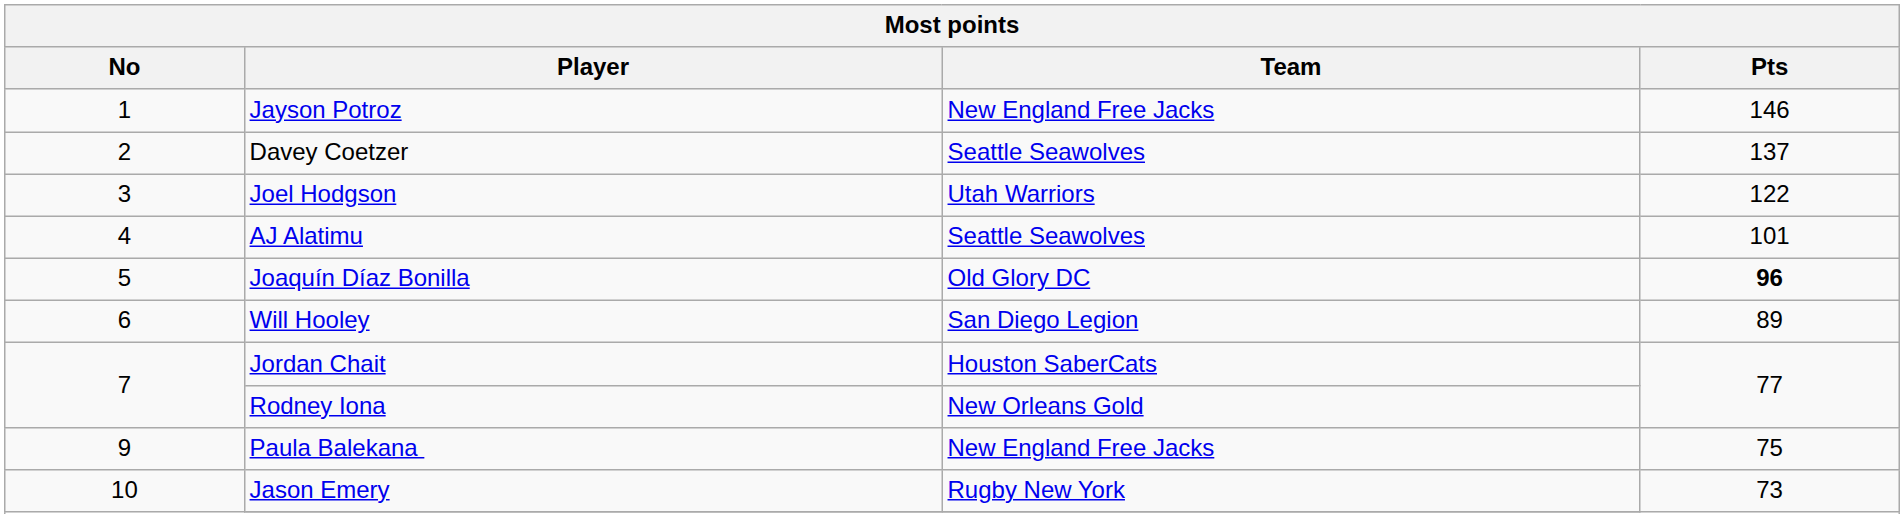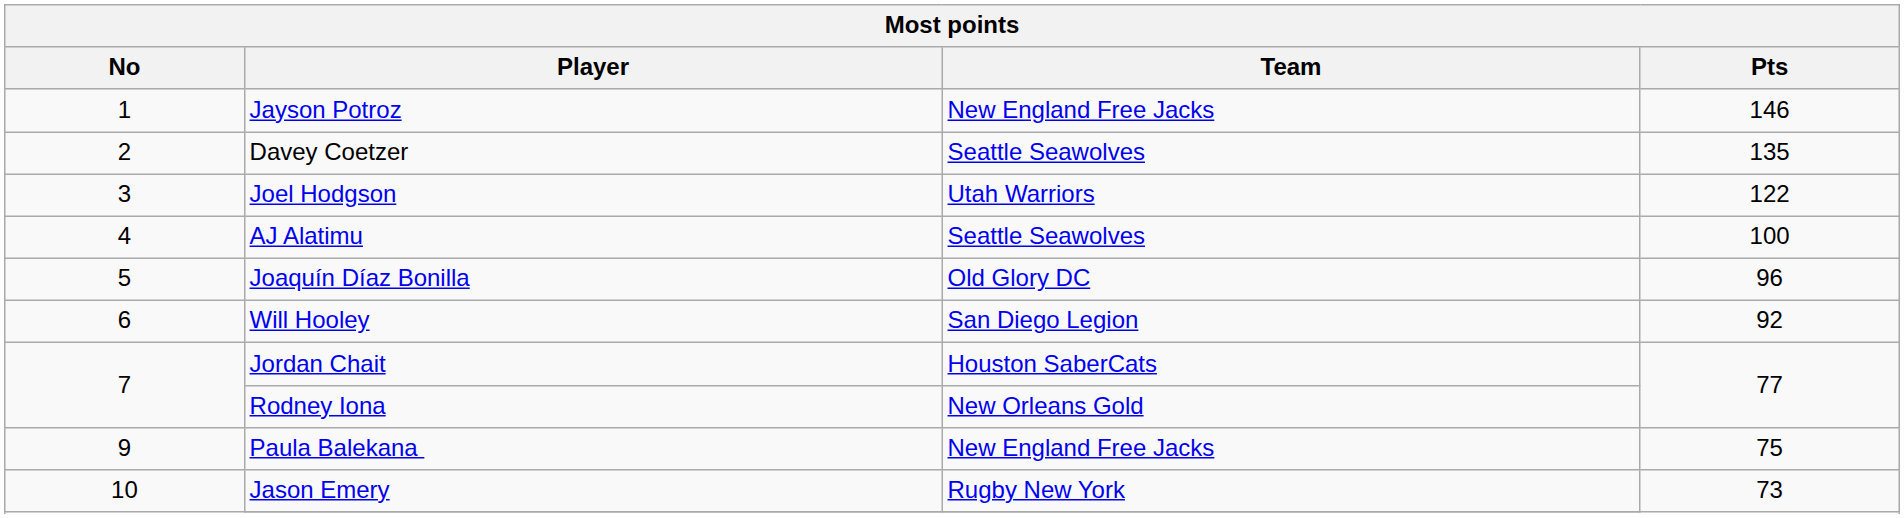(1770, 151) 137 -> (1770, 151) 135
(1770, 236) 101 -> (1770, 236) 100
(1770, 278) bold -> (1770, 278) normal
(1770, 320) 89 -> (1770, 320) 92
